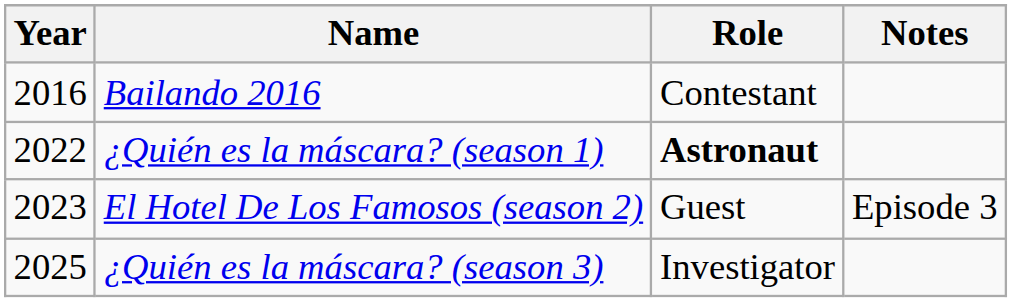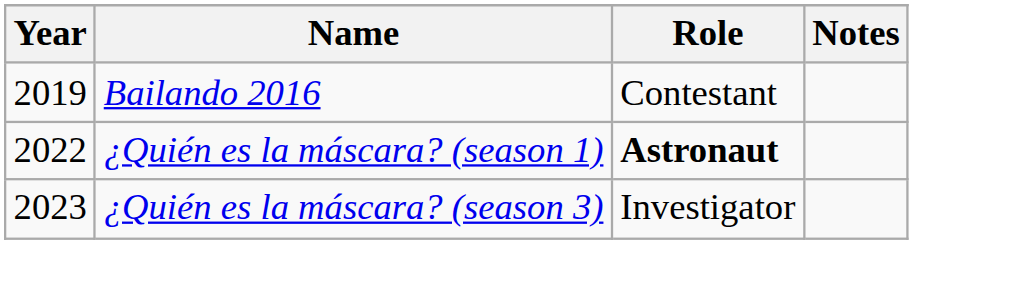(50, 91) 2016 -> (50, 91) 2019
- row: (373, 207)
(50, 265) 2025 -> (50, 207) 2023
